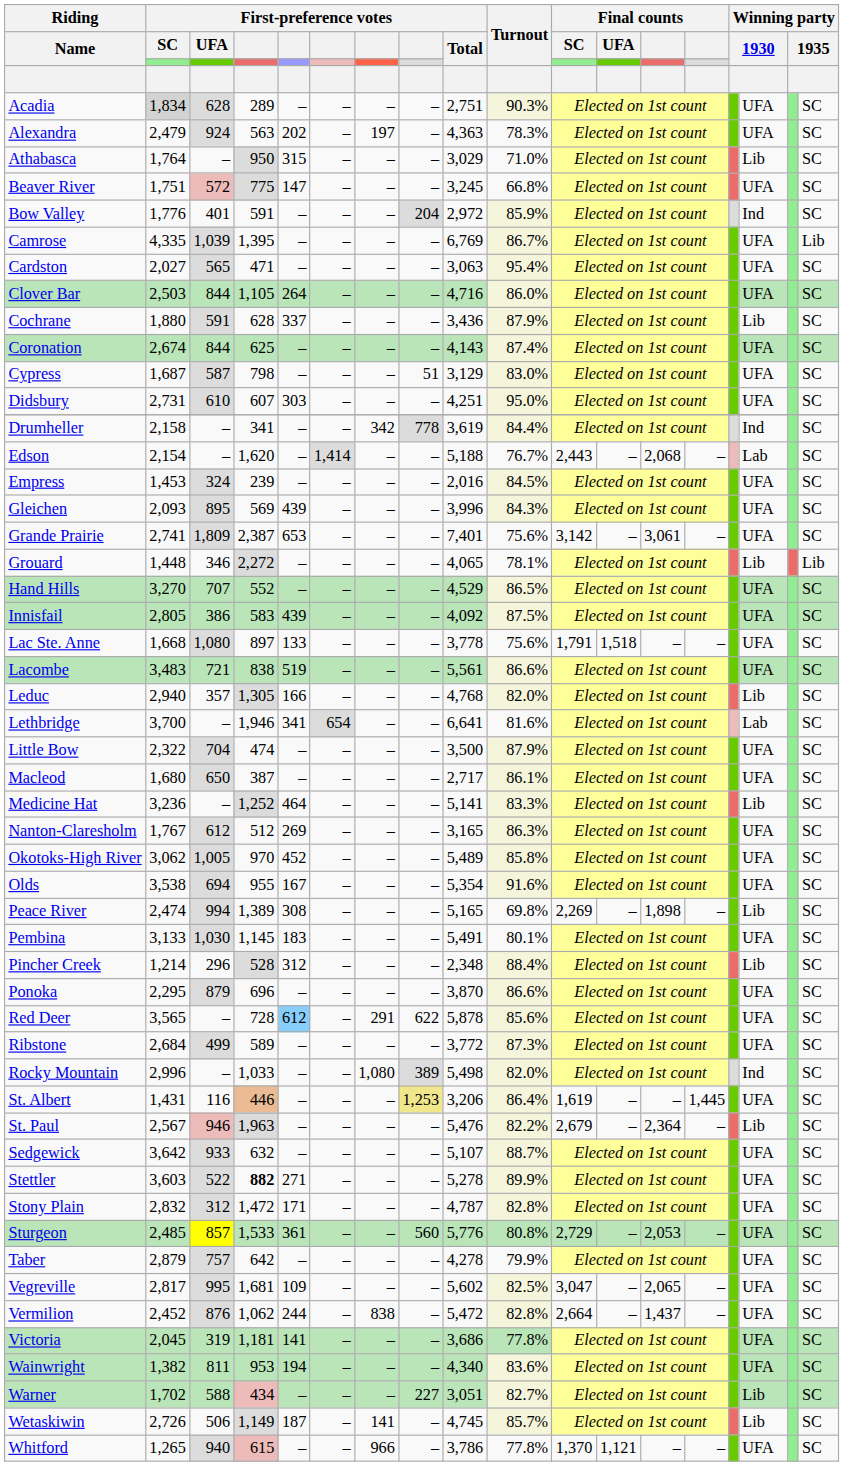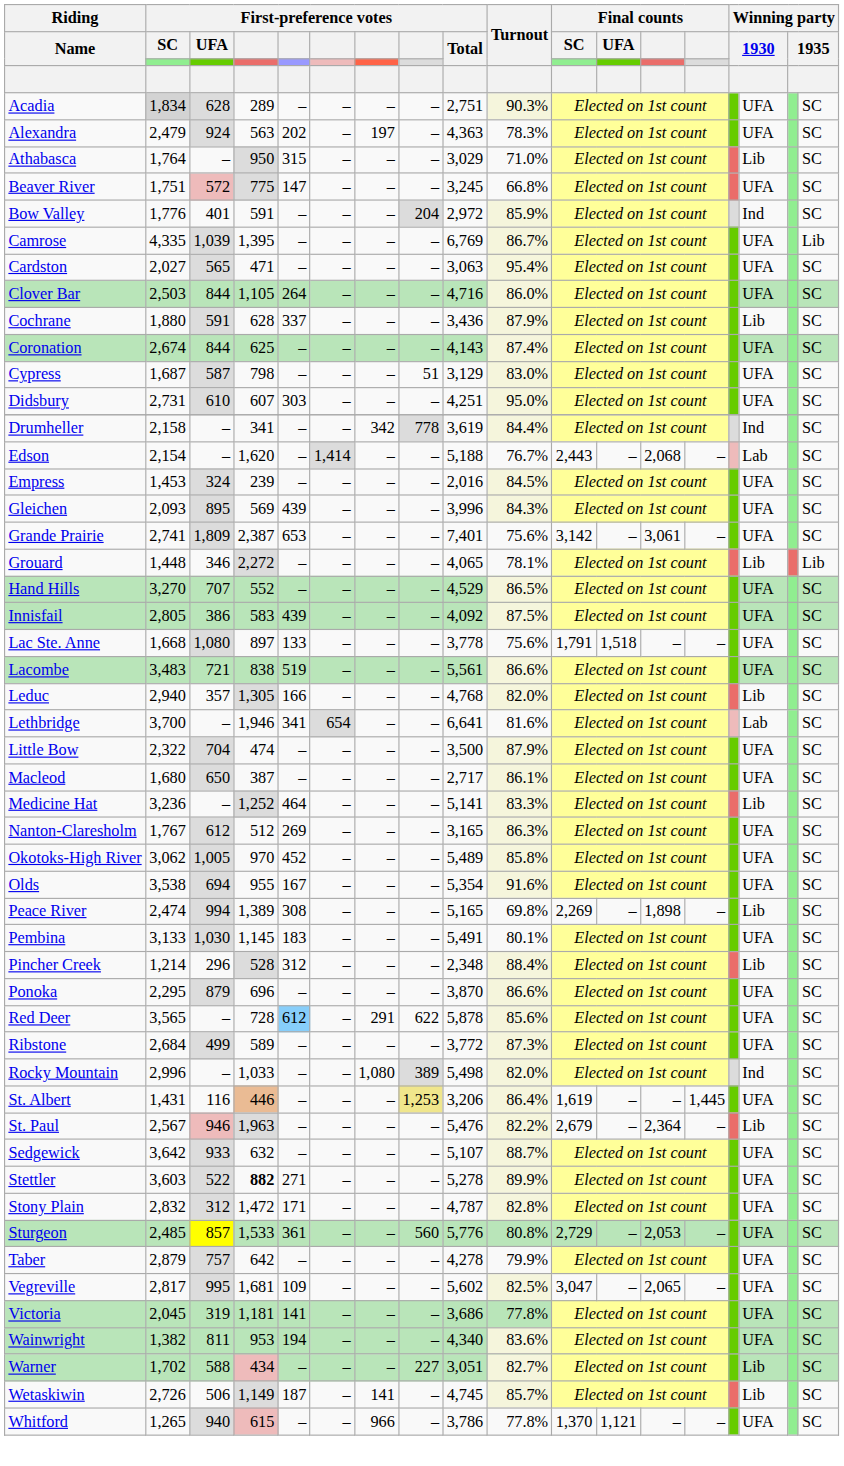- row: (41, 1314)
